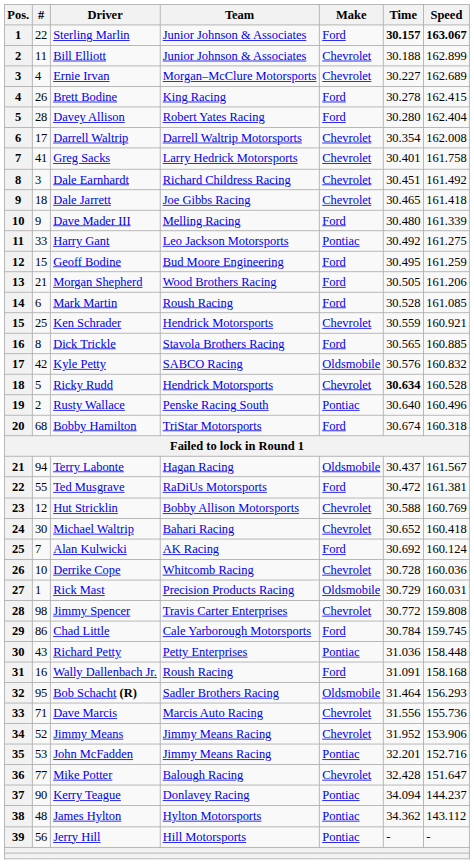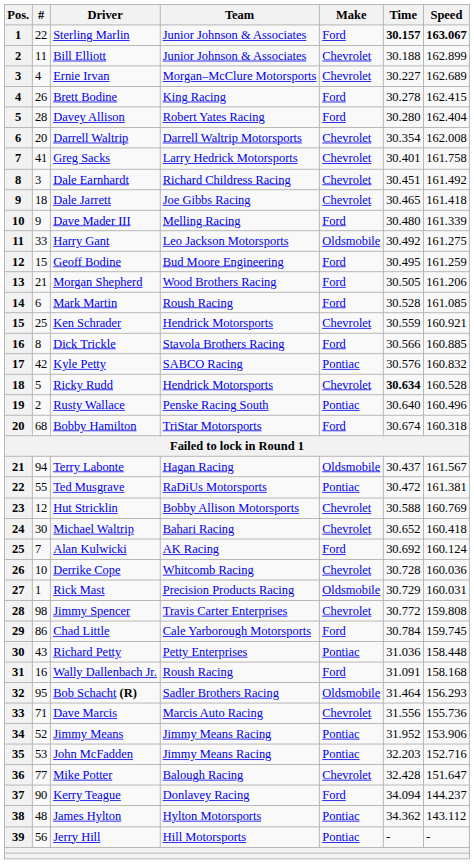(41, 138) 17 -> (41, 138) 20
(341, 241) Pontiac -> (351, 241) Oldsmobile
(403, 343) 30.565 -> (403, 343) 30.566
(351, 364) Oldsmobile -> (341, 364) Pontiac
(334, 487) Ford -> (341, 487) Pontiac
(347, 734) Chevrolet -> (341, 734) Pontiac
(403, 754) 32.201 -> (403, 754) 32.203
(341, 795) Pontiac -> (334, 795) Ford
